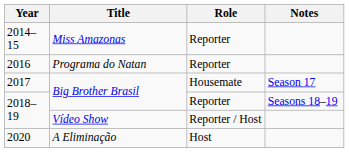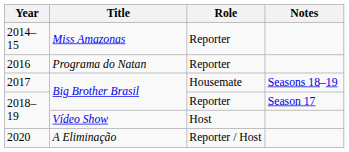(292, 82) Season 17 -> (303, 82) Seasons 18–19
(303, 100) Seasons 18–19 -> (292, 100) Season 17
(225, 119) Reporter / Host -> (200, 119) Host
(200, 138) Host -> (225, 138) Reporter / Host
